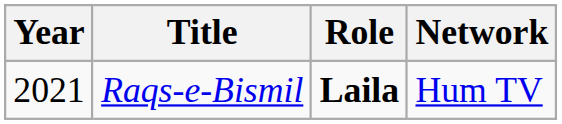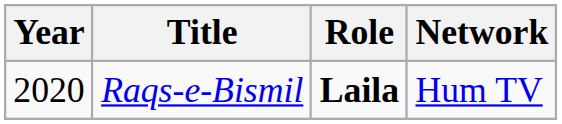(49, 89) 2021 -> (49, 89) 2020
